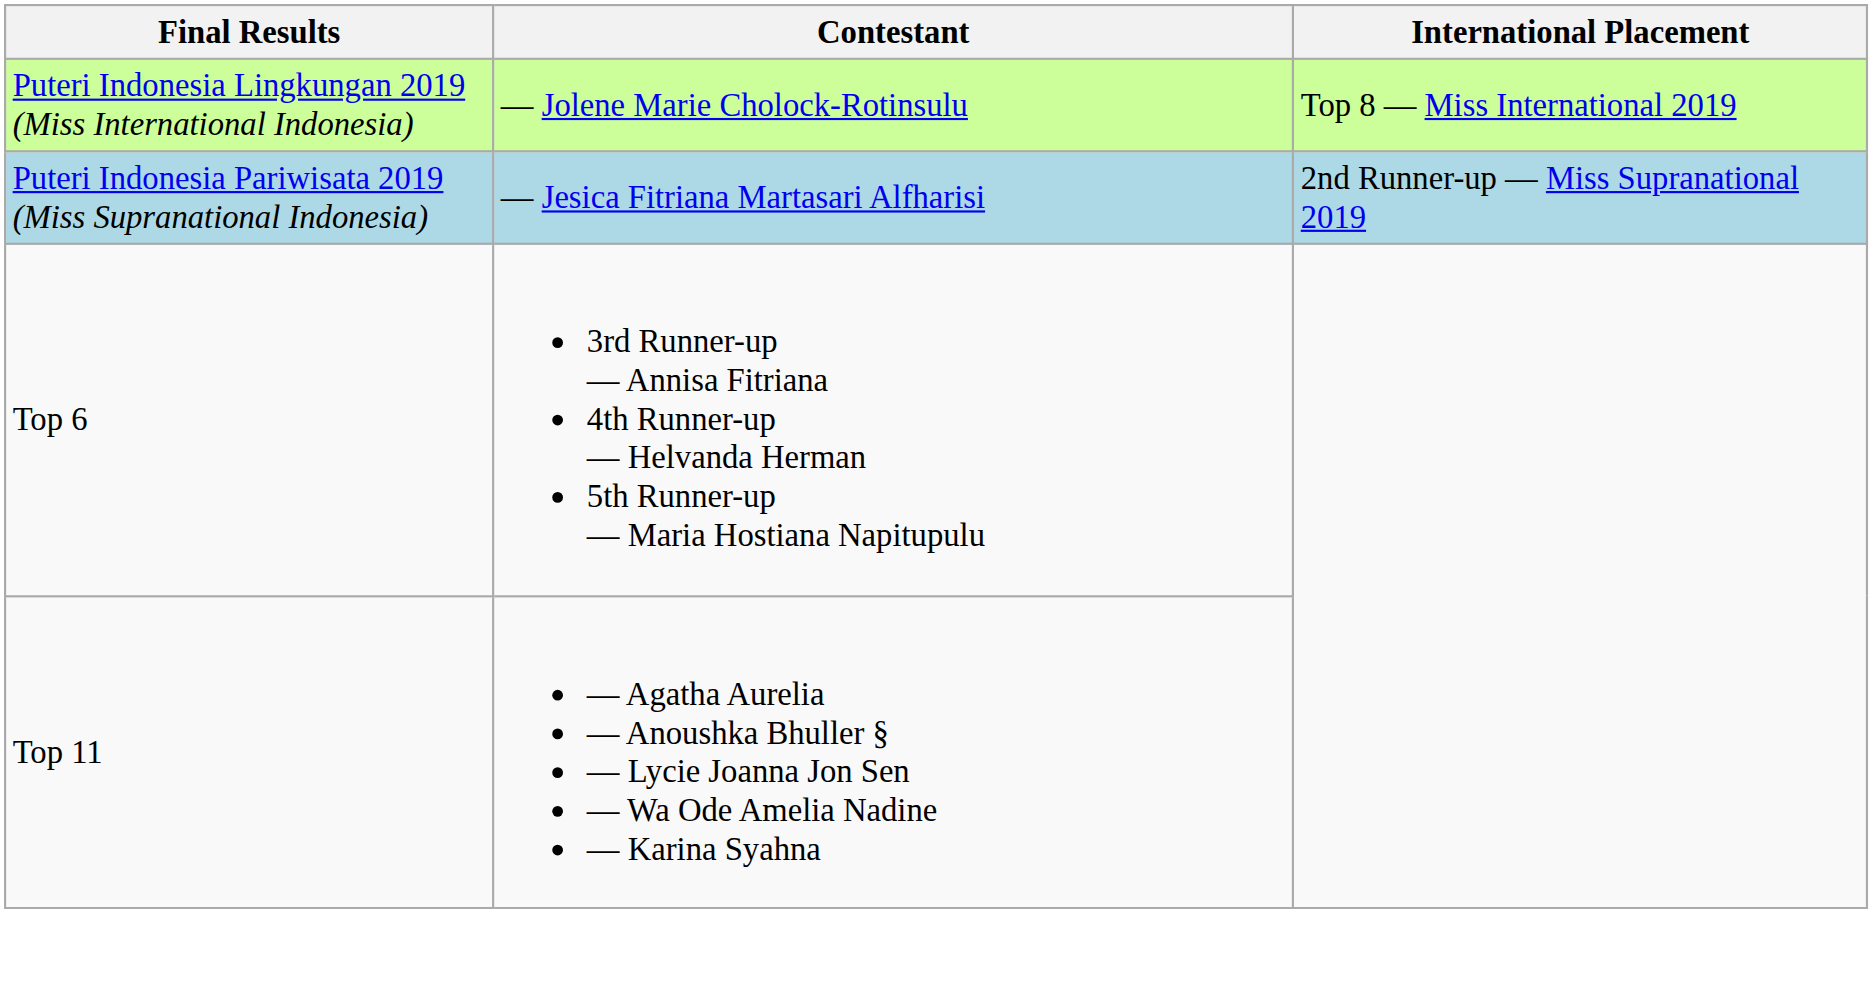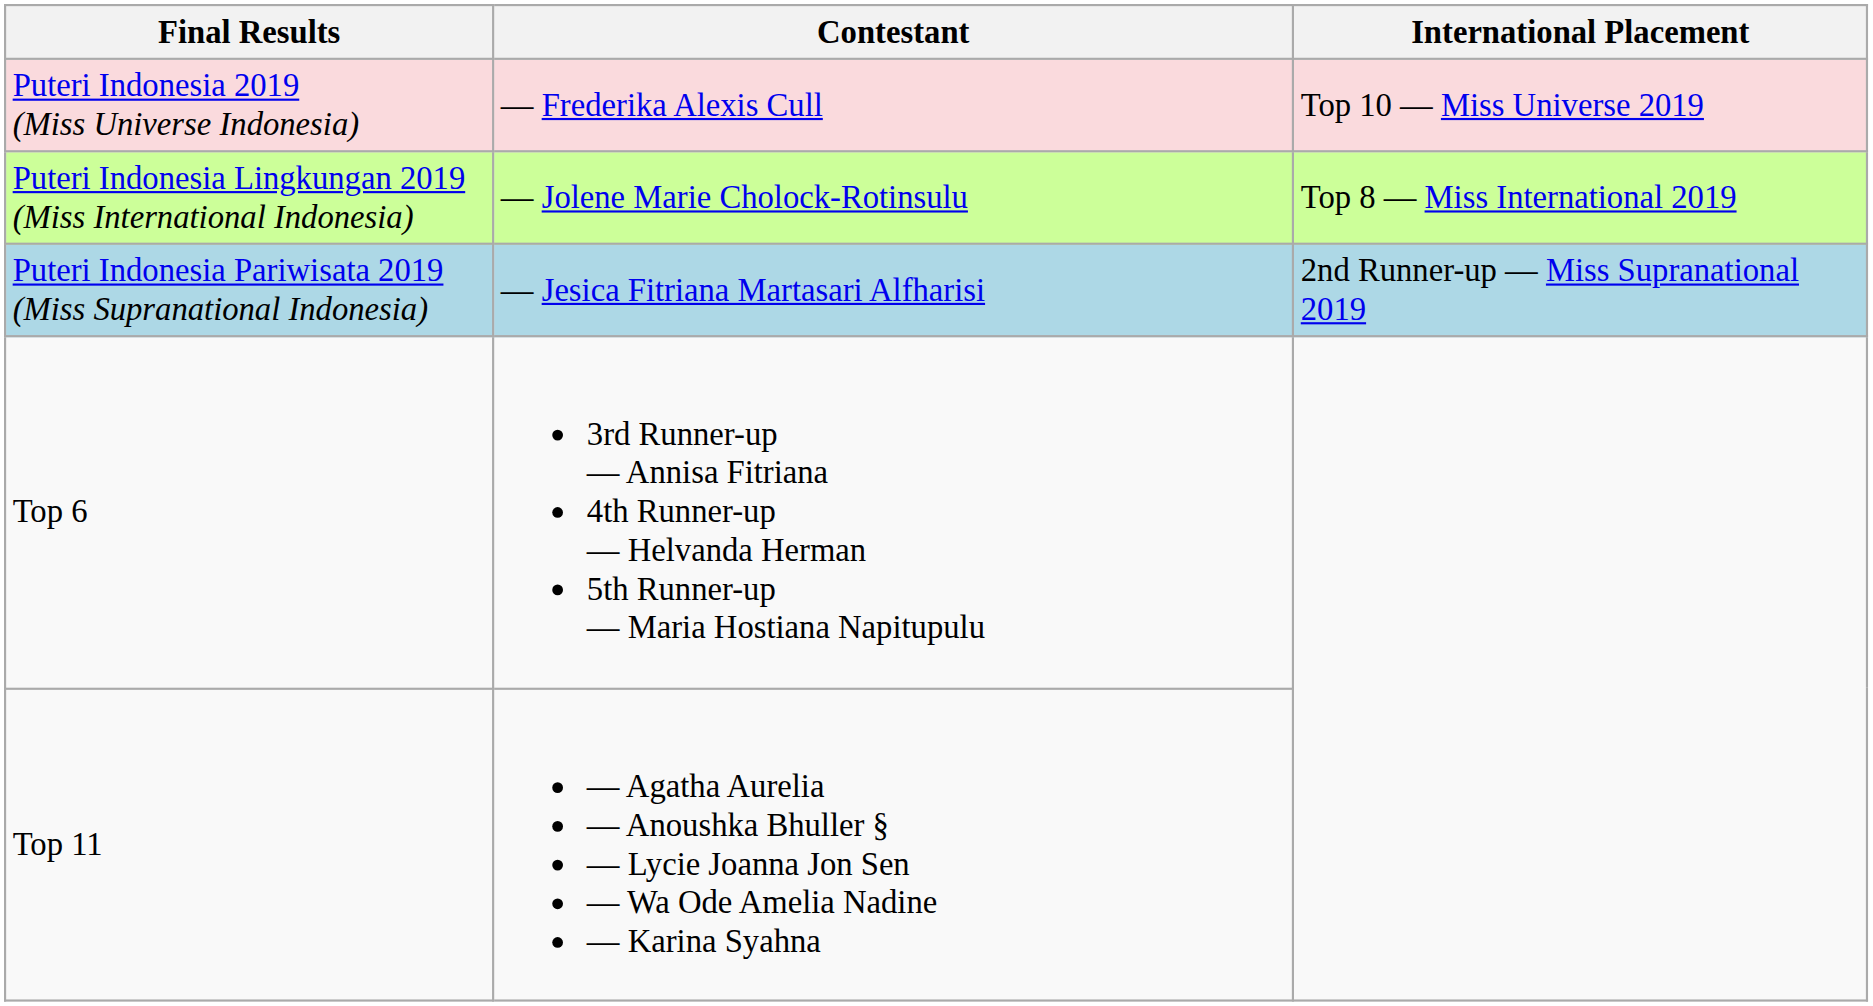+ row: (186, 104)
